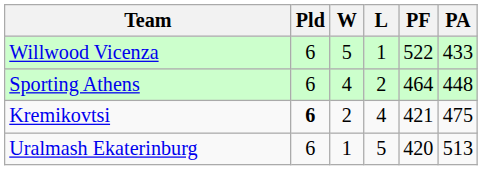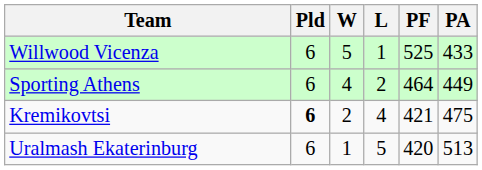(418, 52) 522 -> (418, 52) 525
(458, 84) 448 -> (458, 84) 449
